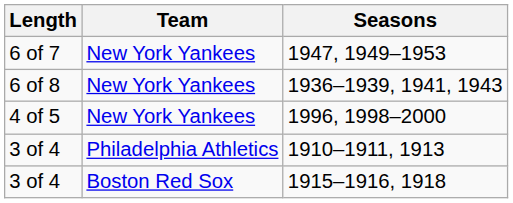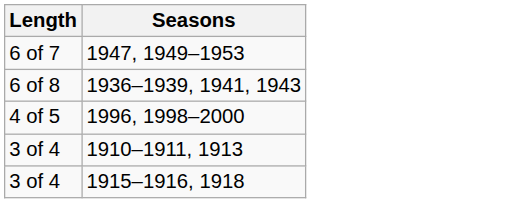- column: (182, 20)
